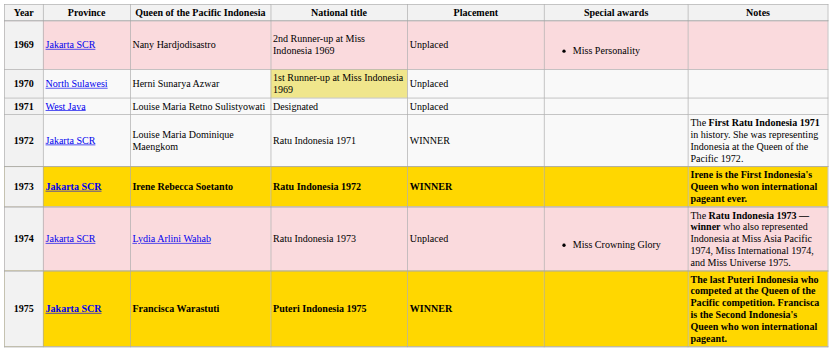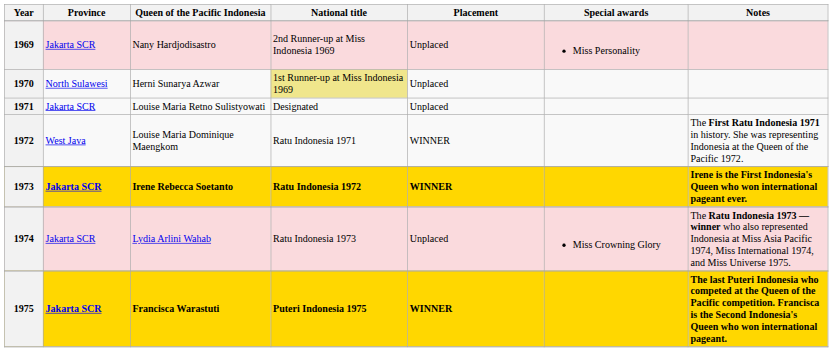(66, 106) West Java -> (70, 106) Jakarta SCR
(70, 140) Jakarta SCR -> (66, 140) West Java
